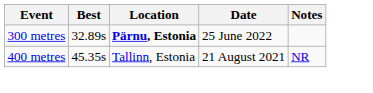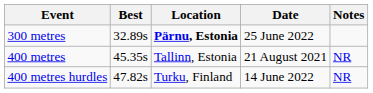+ row: (57, 77)
